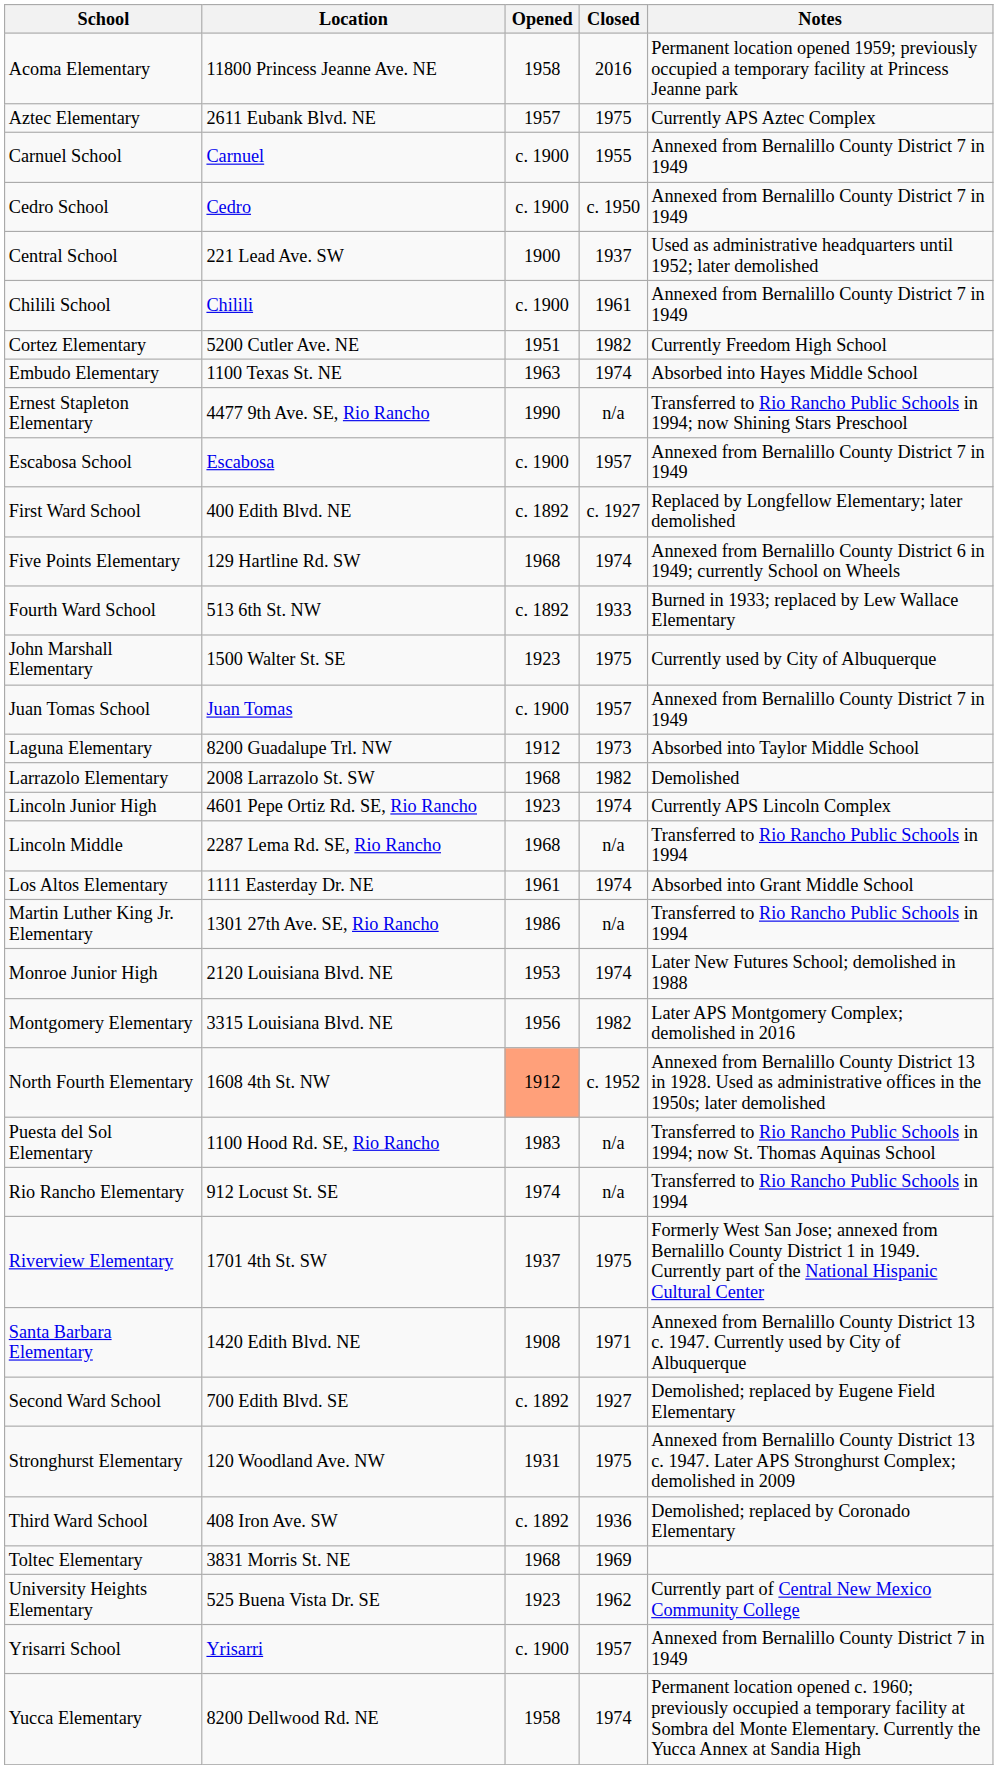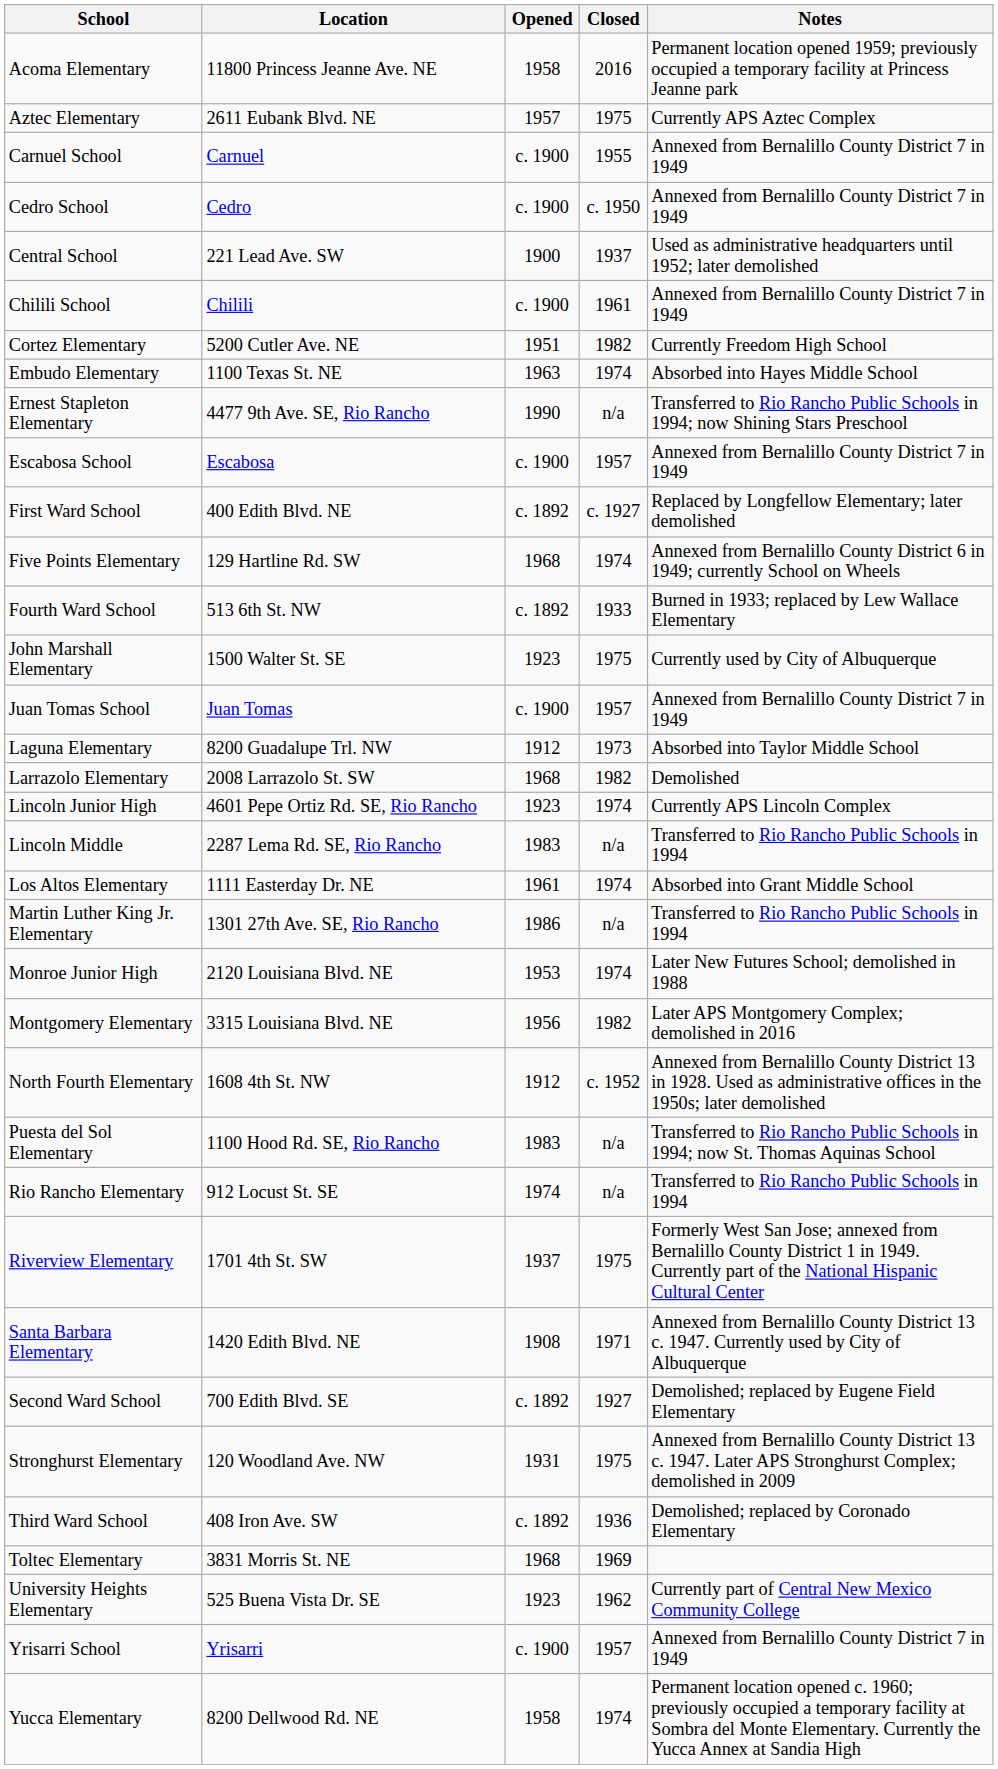(542, 845) 1968 -> (542, 845) 1983
(542, 1082) lightsalmon background -> (542, 1082) no background
